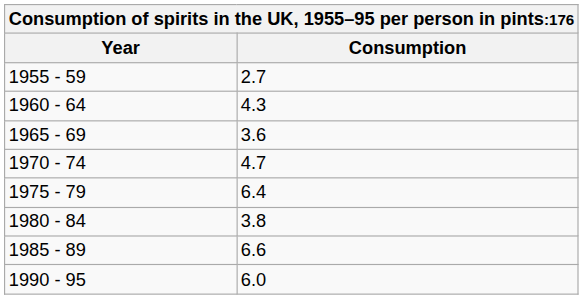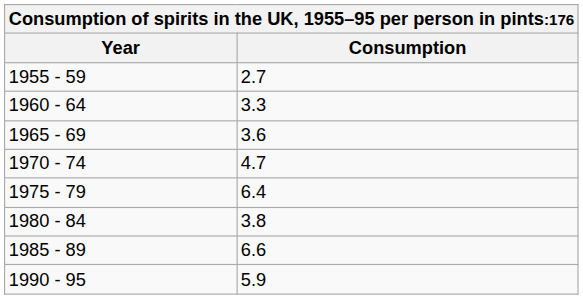(254, 105) 4.3 -> (254, 105) 3.3
(254, 279) 6.0 -> (254, 279) 5.9
